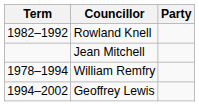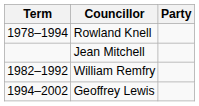(38, 33) 1982–1992 -> (38, 33) 1978–1994
(38, 71) 1978–1994 -> (38, 71) 1982–1992
